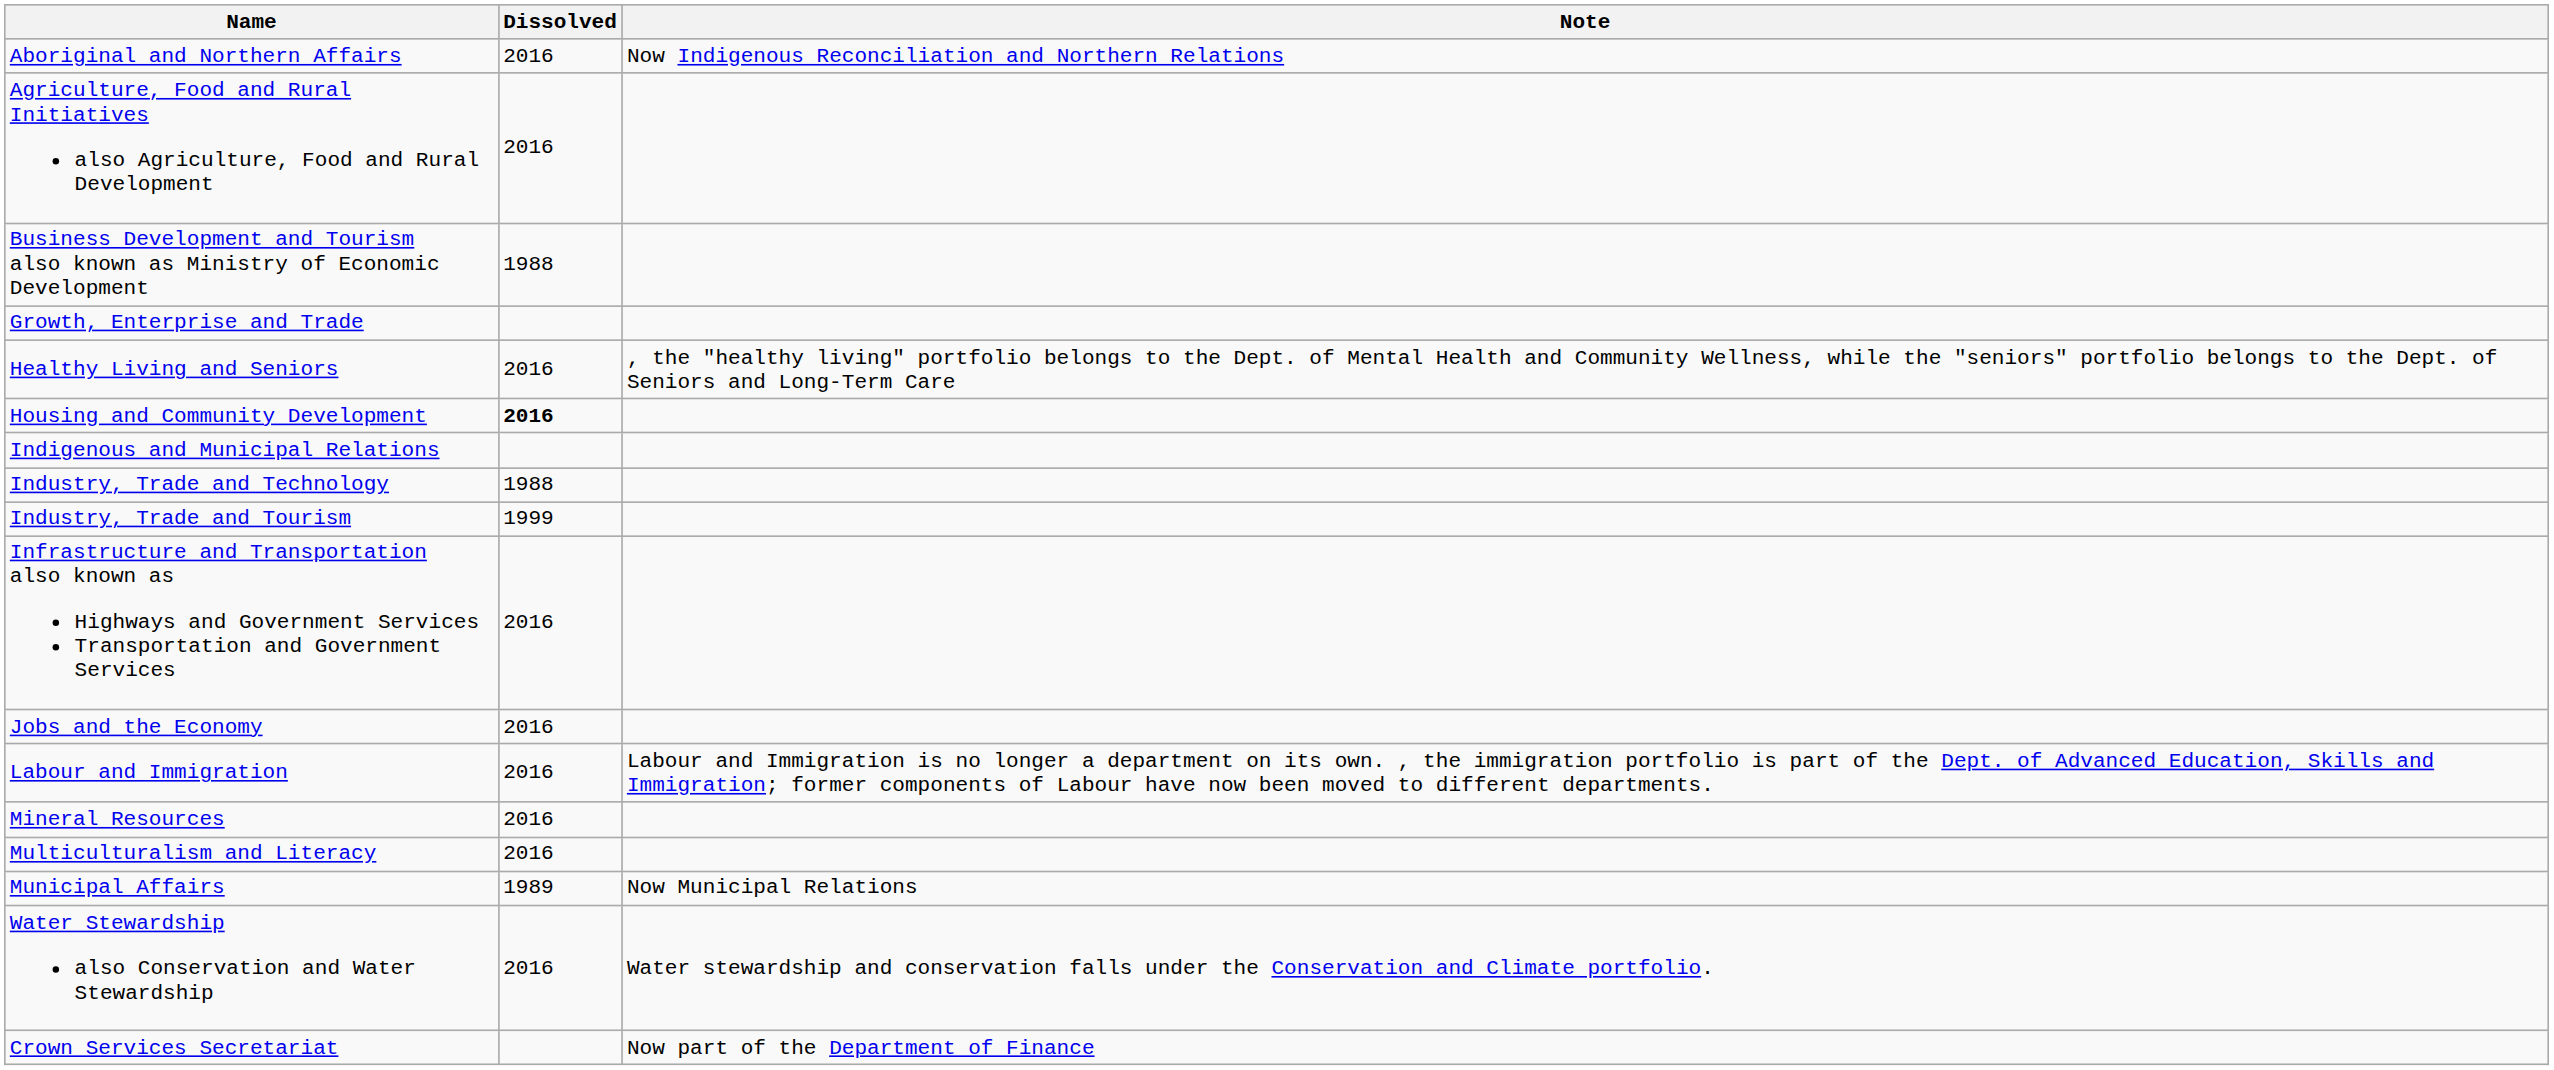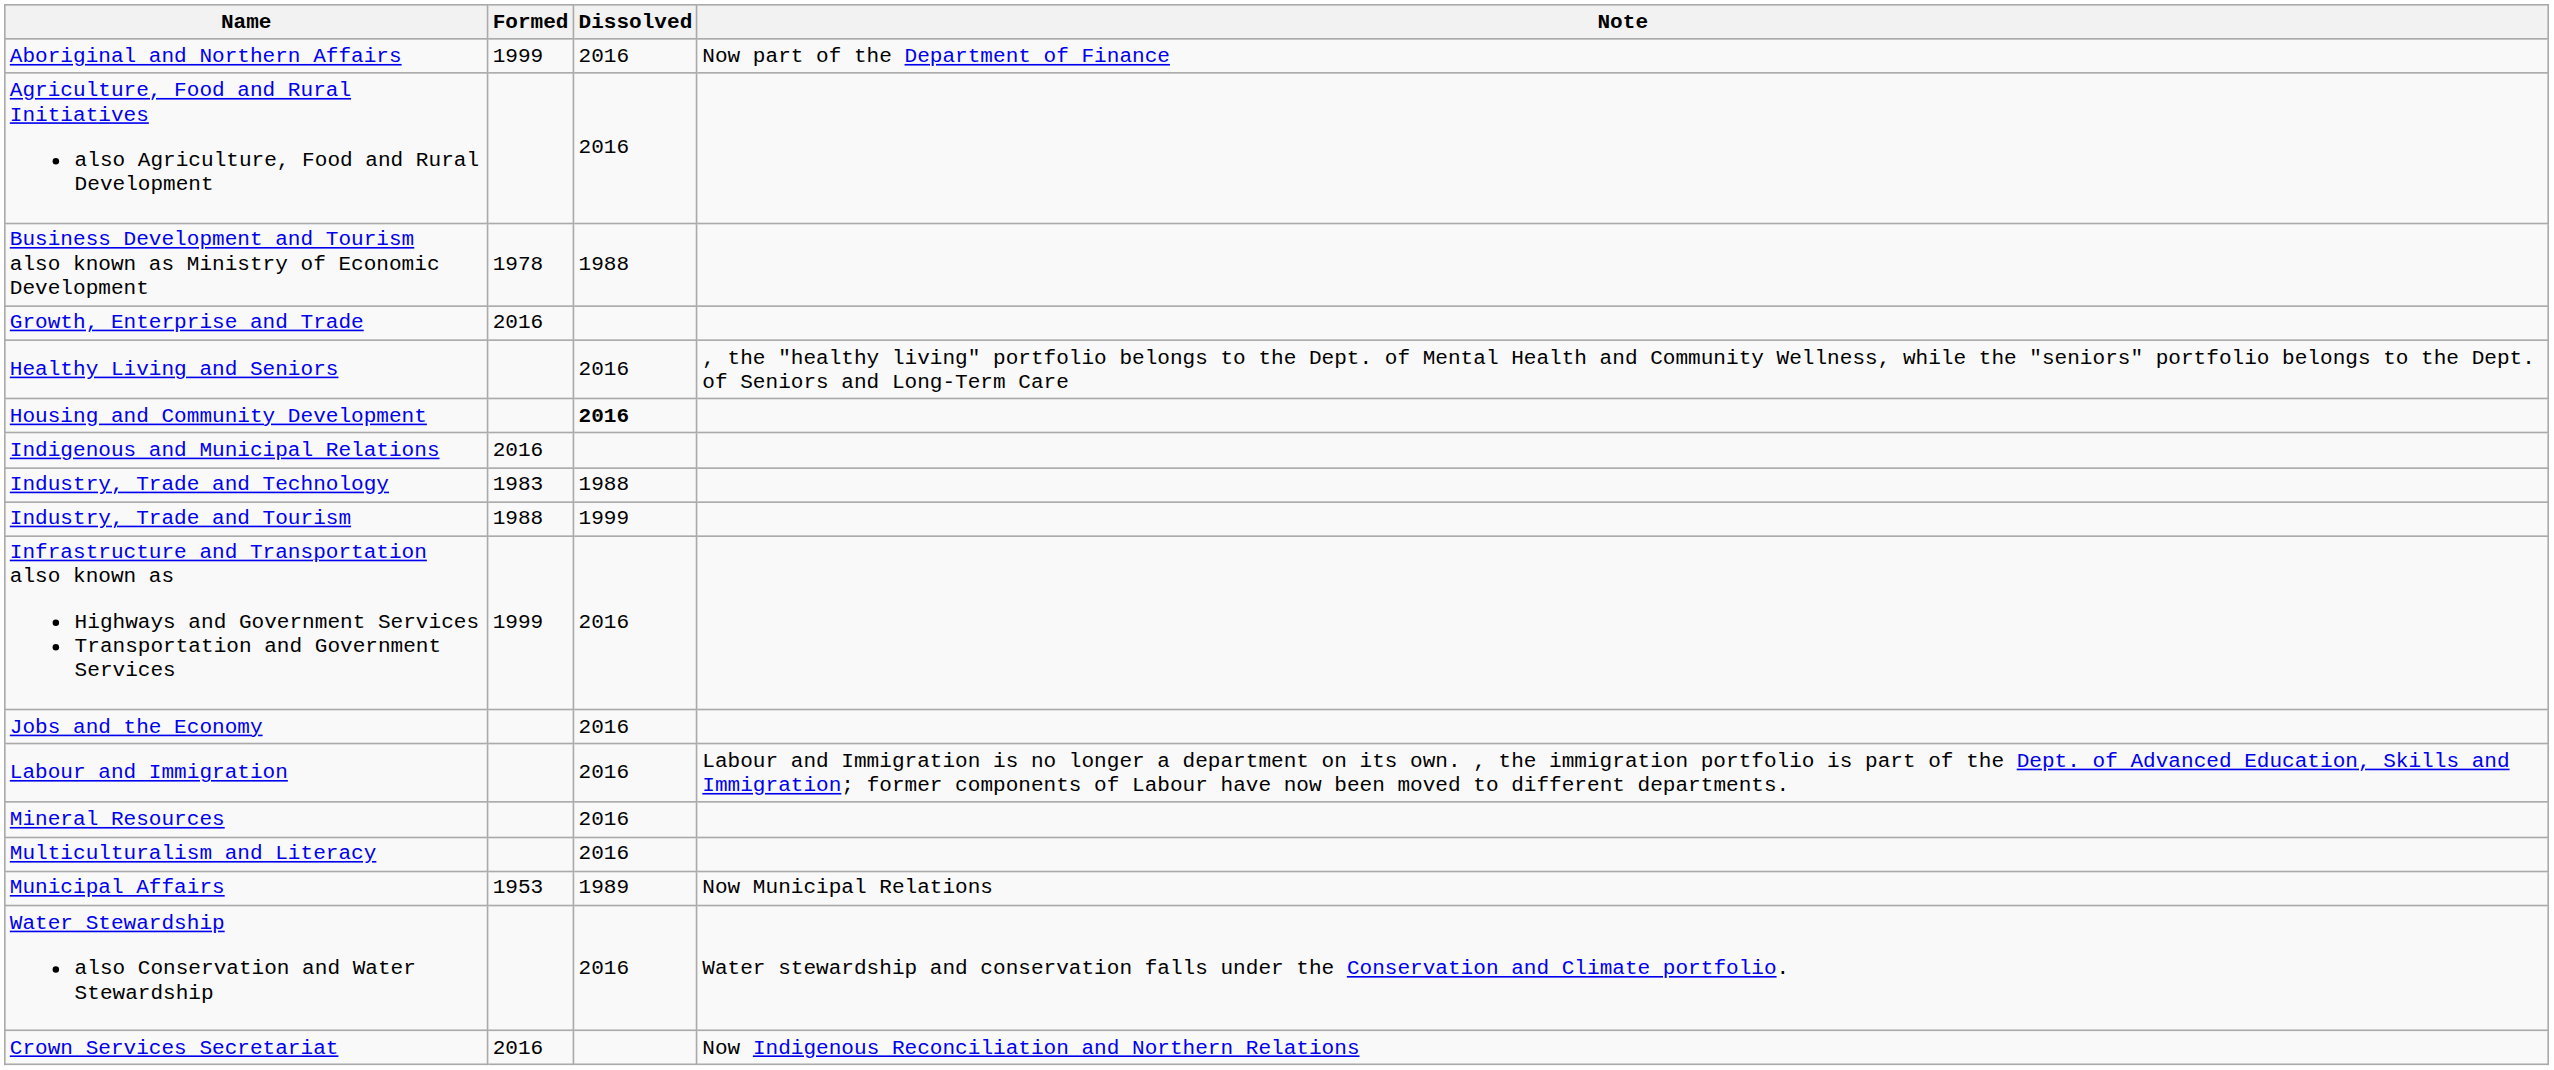+ column: (531, 22)
(956, 56) Now Indigenous Reconciliation and Northern Relations -> (936, 56) Now part of the Department of Finance
(861, 1048) Now part of the Department of Finance -> (1031, 1048) Now Indigenous Reconciliation and Northern Relations
